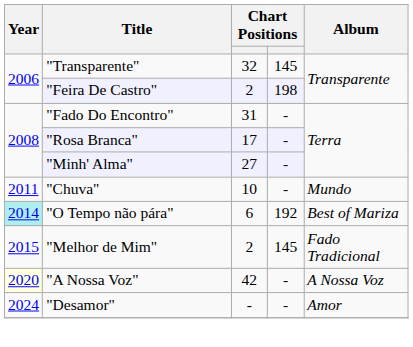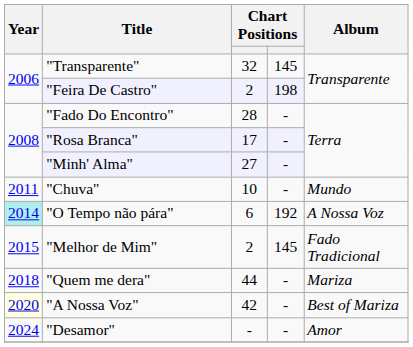(249, 115) 31 -> (249, 115) 28
(353, 213) Best of Mariza -> (346, 213) A Nossa Voz
+ row: (98, 280)
(346, 280) A Nossa Voz -> (353, 305) Best of Mariza
